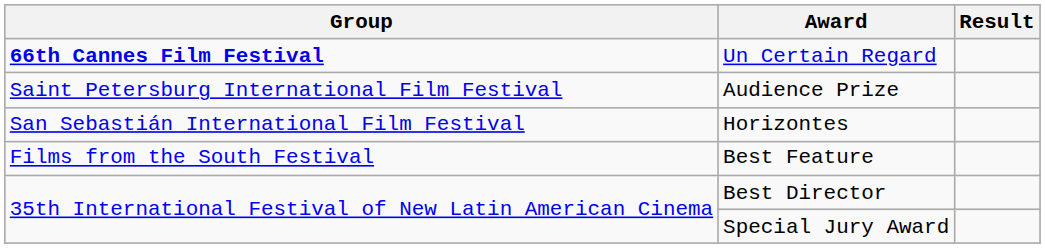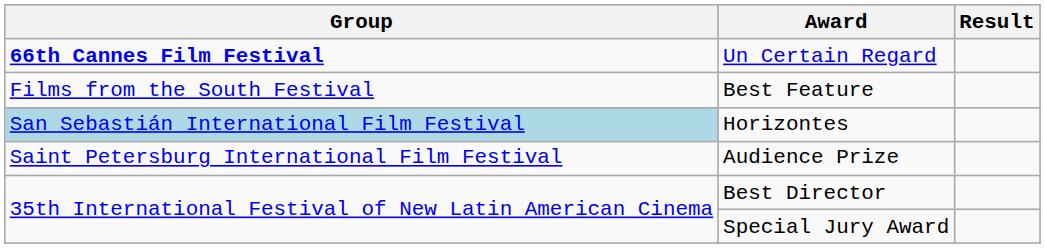rows swapped: (811, 90) <-> (798, 158)
(267, 124) no background -> (267, 124) lightblue background
